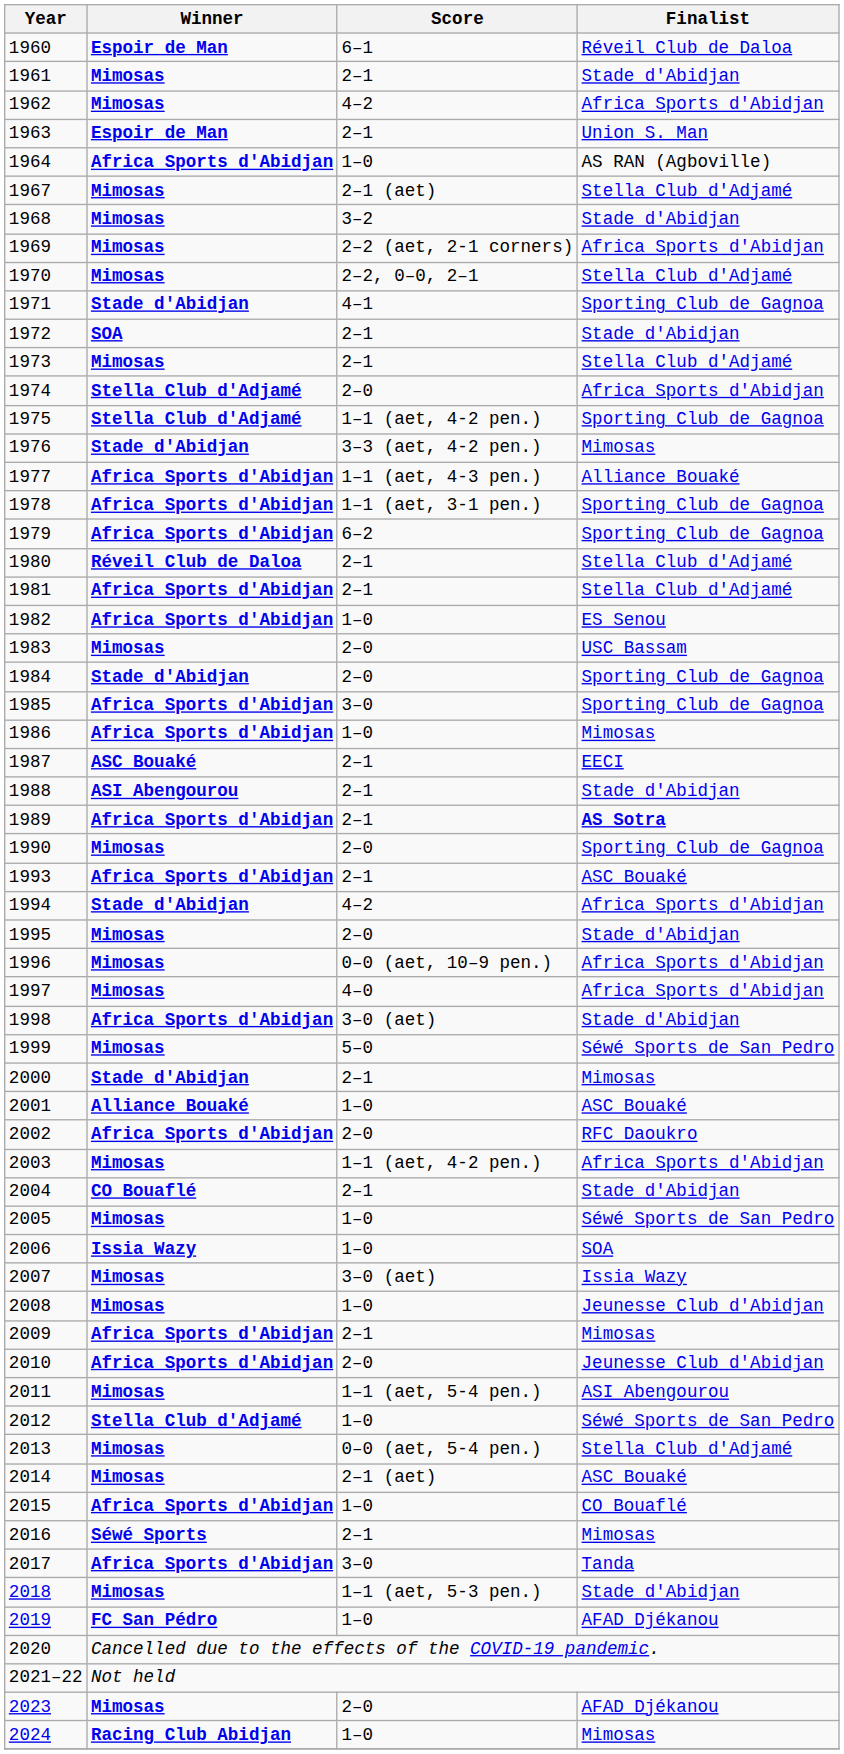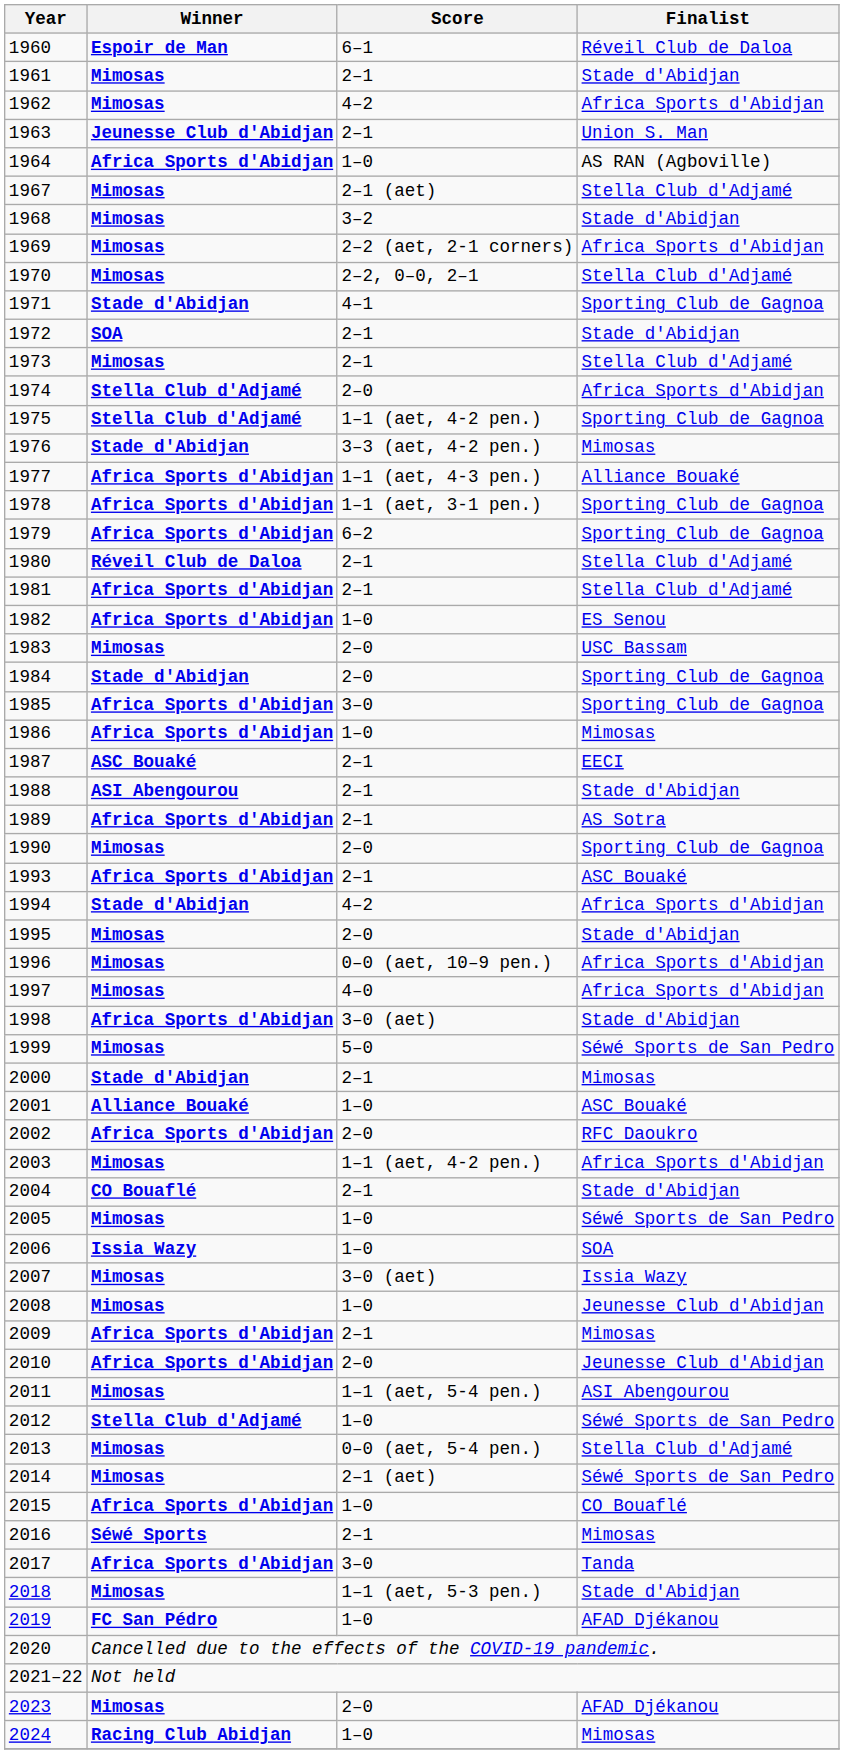(159, 133) Espoir de Man -> (212, 133) Jeunesse Club d'Abidjan
(624, 820) bold -> (624, 820) normal
(634, 1478) ASC Bouaké -> (708, 1478) Séwé Sports de San Pedro
